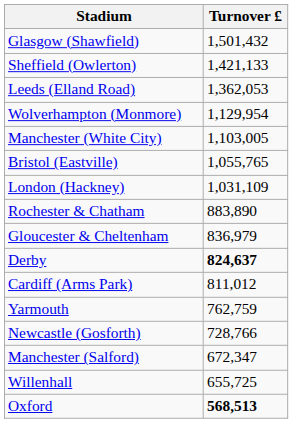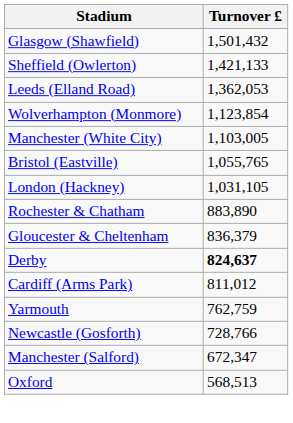(238, 114) 1,129,954 -> (238, 114) 1,123,854
(238, 187) 1,031,109 -> (238, 187) 1,031,105
(232, 235) 836,979 -> (232, 235) 836,379
- row: (40, 382)
(232, 406) bold -> (232, 382) normal
